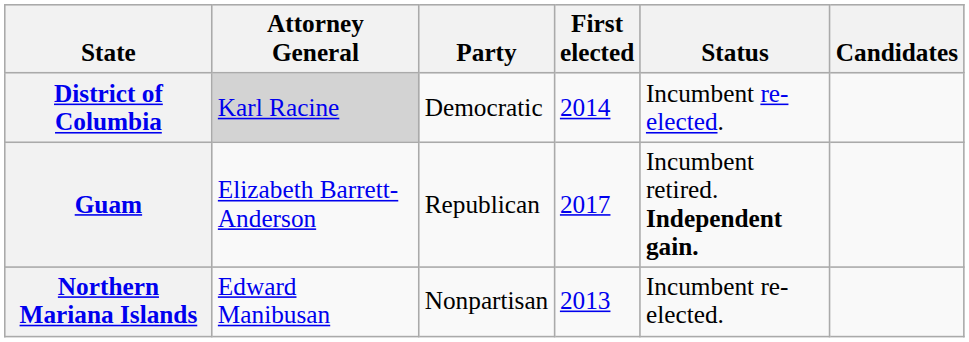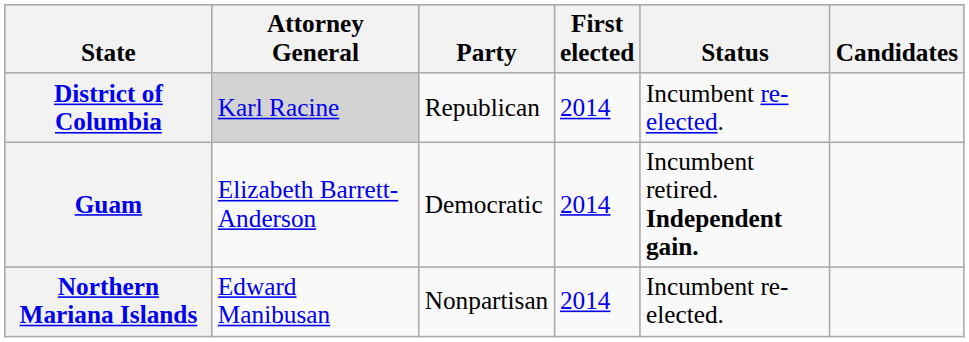(484, 107) Democratic -> (482, 107) Republican
(482, 204) Republican -> (484, 204) Democratic
(585, 204) 2017 -> (585, 204) 2014
(585, 301) 2013 -> (585, 301) 2014
